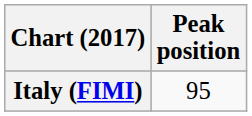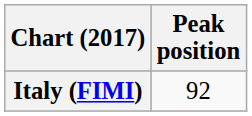(198, 90) 95 -> (198, 90) 92
